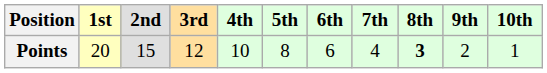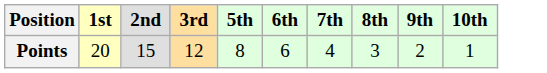- column: (240, 19)
(420, 51) bold -> (375, 51) normal
